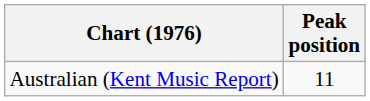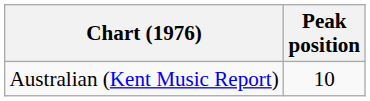(324, 78) 11 -> (324, 78) 10
